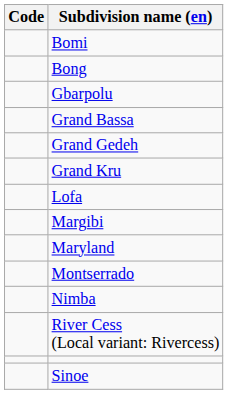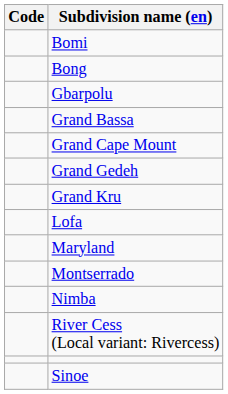+ row: (114, 145)
- row: (77, 222)
